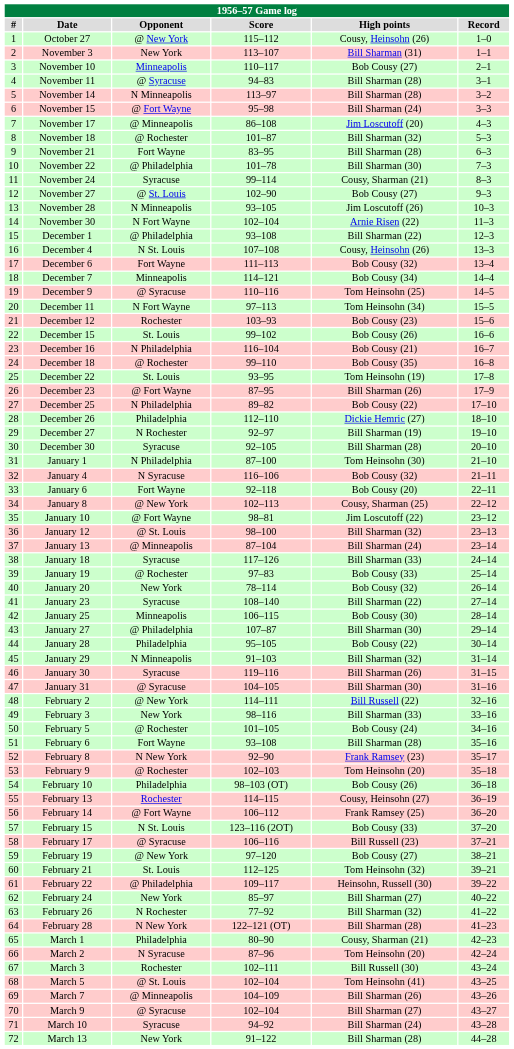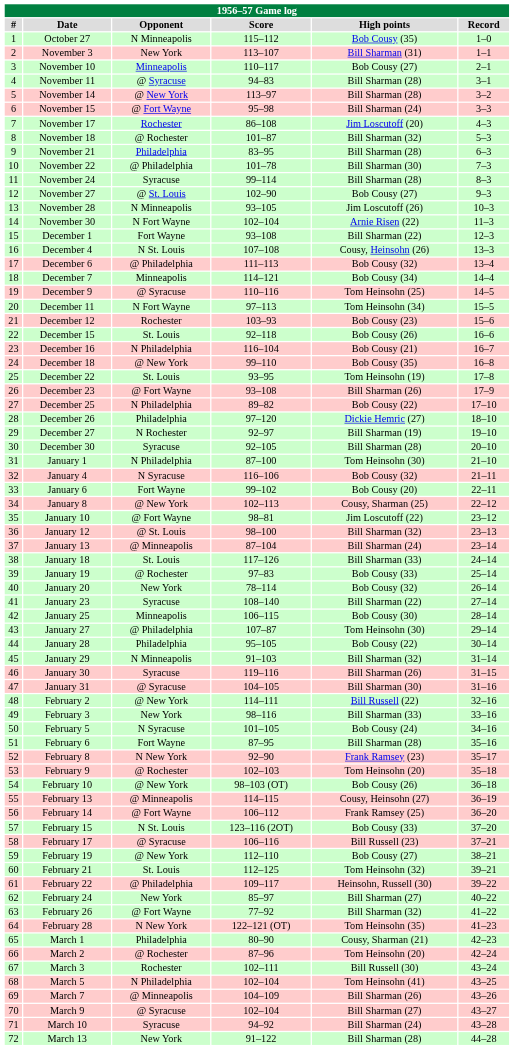(161, 39) @ New York -> (161, 39) N Minneapolis
(385, 39) Cousy, Heinsohn (26) -> (385, 39) Bob Cousy (35)
(161, 95) N Minneapolis -> (161, 95) @ New York
(161, 123) @ Minneapolis -> (161, 123) Rochester
(161, 151) Fort Wayne -> (161, 151) Philadelphia
(385, 179) Cousy, Sharman (21) -> (385, 179) Bill Sharman (28)
(161, 236) @ Philadelphia -> (161, 236) Fort Wayne
(161, 264) Fort Wayne -> (161, 264) @ Philadelphia
(261, 334) 99–102 -> (261, 334) 92–118
(161, 362) @ Rochester -> (161, 362) @ New York
(261, 391) 87–95 -> (261, 391) 93–108
(261, 419) 112–110 -> (261, 419) 97–120
(261, 489) 92–118 -> (261, 489) 99–102
(161, 559) Syracuse -> (161, 559) St. Louis
(385, 630) Bill Sharman (30) -> (385, 630) Tom Heinsohn (30)
(161, 728) @ Rochester -> (161, 728) N Syracuse
(261, 743) 93–108 -> (261, 743) 87–95
(161, 785) Philadelphia -> (161, 785) @ New York
(161, 799) Rochester -> (161, 799) @ Minneapolis
(261, 855) 97–120 -> (261, 855) 112–110
(161, 911) N Rochester -> (161, 911) @ Fort Wayne
(385, 926) Bill Sharman (28) -> (385, 926) Tom Heinsohn (35)
(161, 954) N Syracuse -> (161, 954) @ Rochester
(161, 982) @ St. Louis -> (161, 982) N Philadelphia
